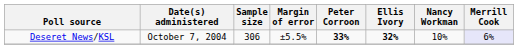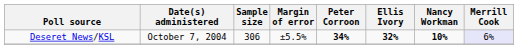(341, 37) 33% -> (341, 37) 34%
(440, 37) normal -> (440, 37) bold
